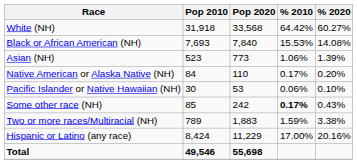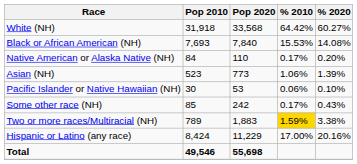rows swapped: (90, 74) <-> (30, 58)
(294, 105) bold -> (294, 105) normal
(294, 120) no background -> (294, 120) gold background
